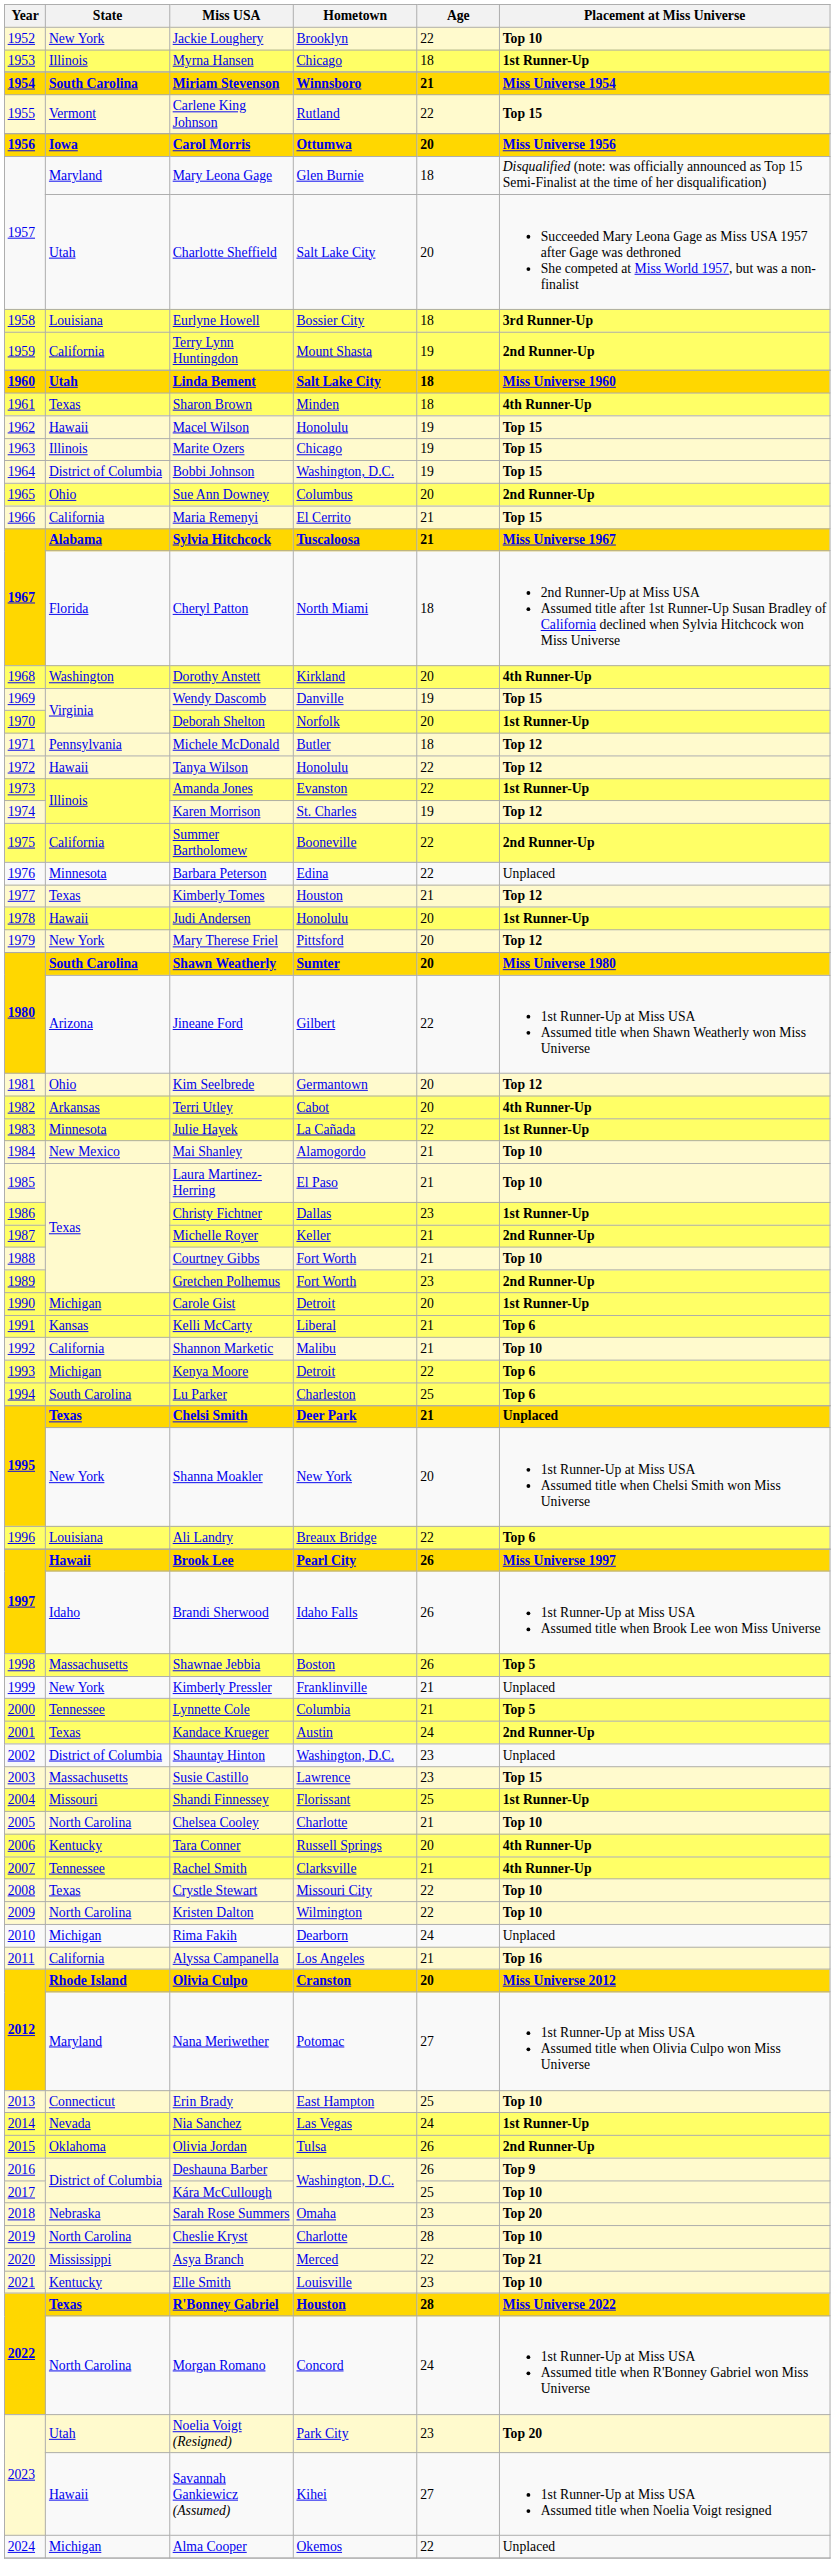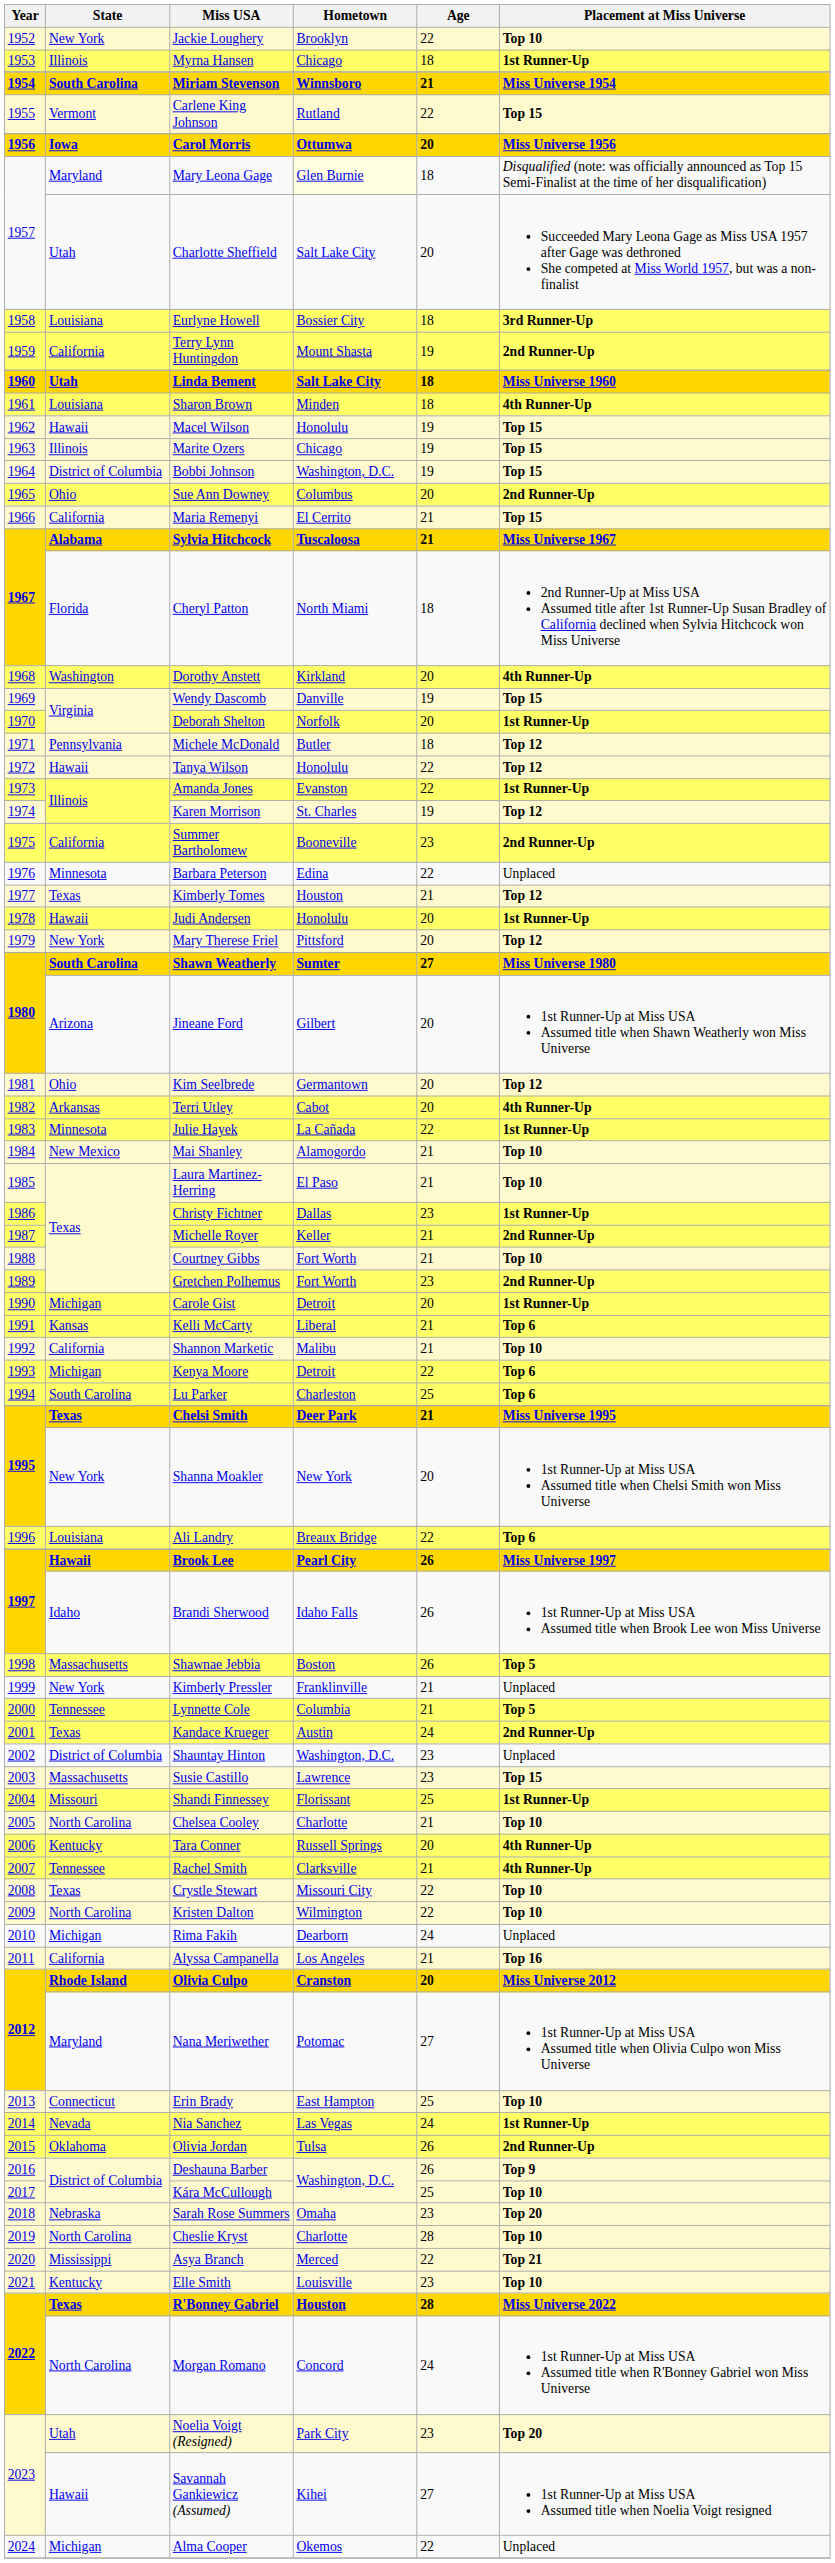(330, 175) no background -> (330, 175) lightyellow background
(65, 404) Texas -> (76, 404) Louisiana
(427, 843) 22 -> (427, 843) 23
(427, 964) 20 -> (427, 964) 27
(427, 1024) 22 -> (427, 1024) 20
(530, 1417) Unplaced -> (559, 1417) Miss Universe 1995
